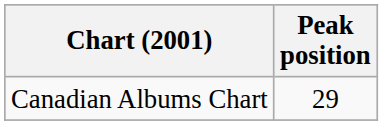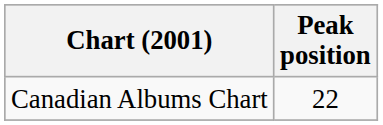(325, 98) 29 -> (325, 98) 22
